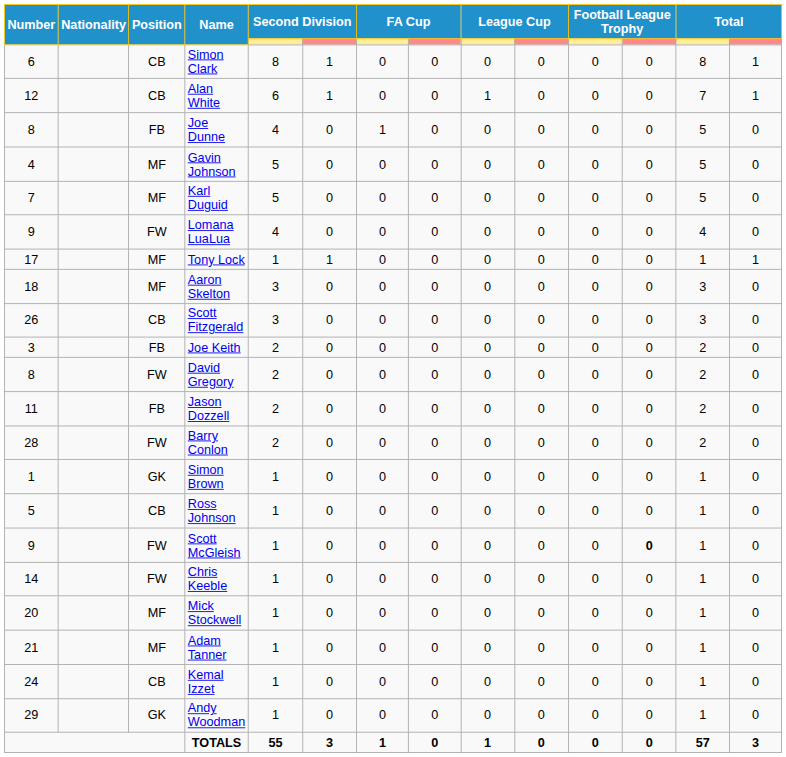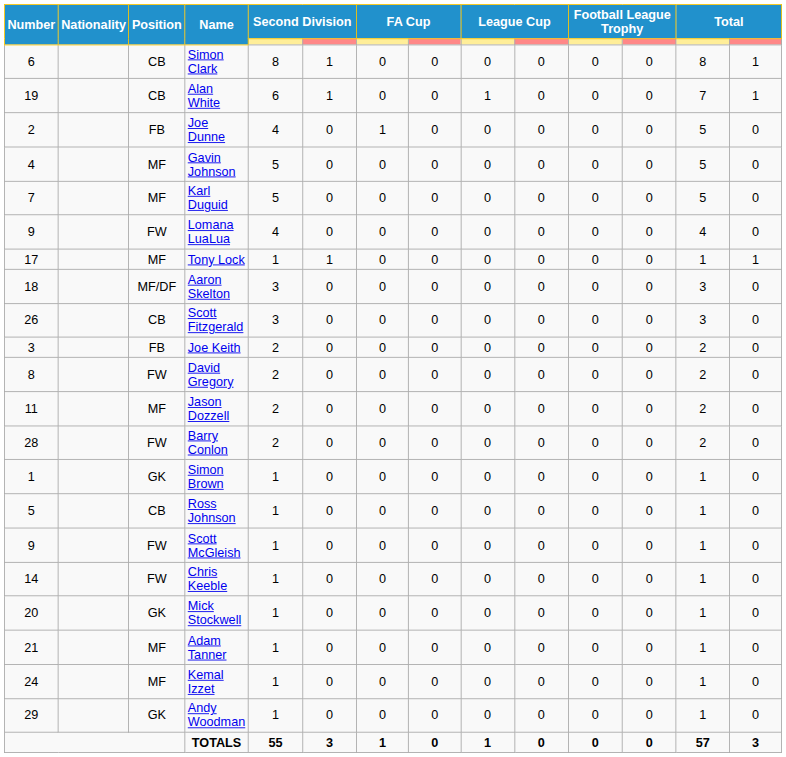(31, 96) 12 -> (31, 96) 19
(31, 130) 8 -> (31, 130) 2
(157, 287) MF -> (157, 287) MF/DF
(157, 409) FB -> (157, 409) MF
(649, 545) bold -> (649, 545) normal
(157, 613) MF -> (157, 613) GK
(157, 682) CB -> (157, 682) MF
